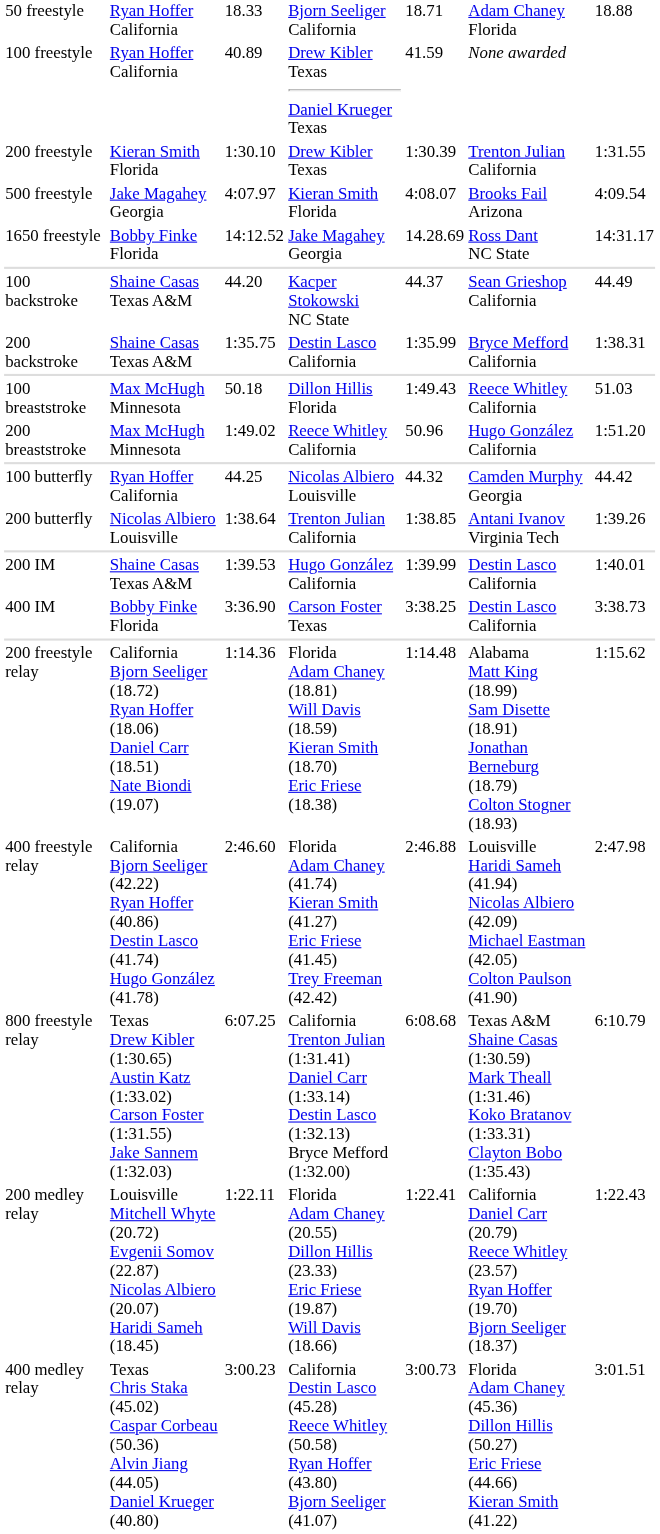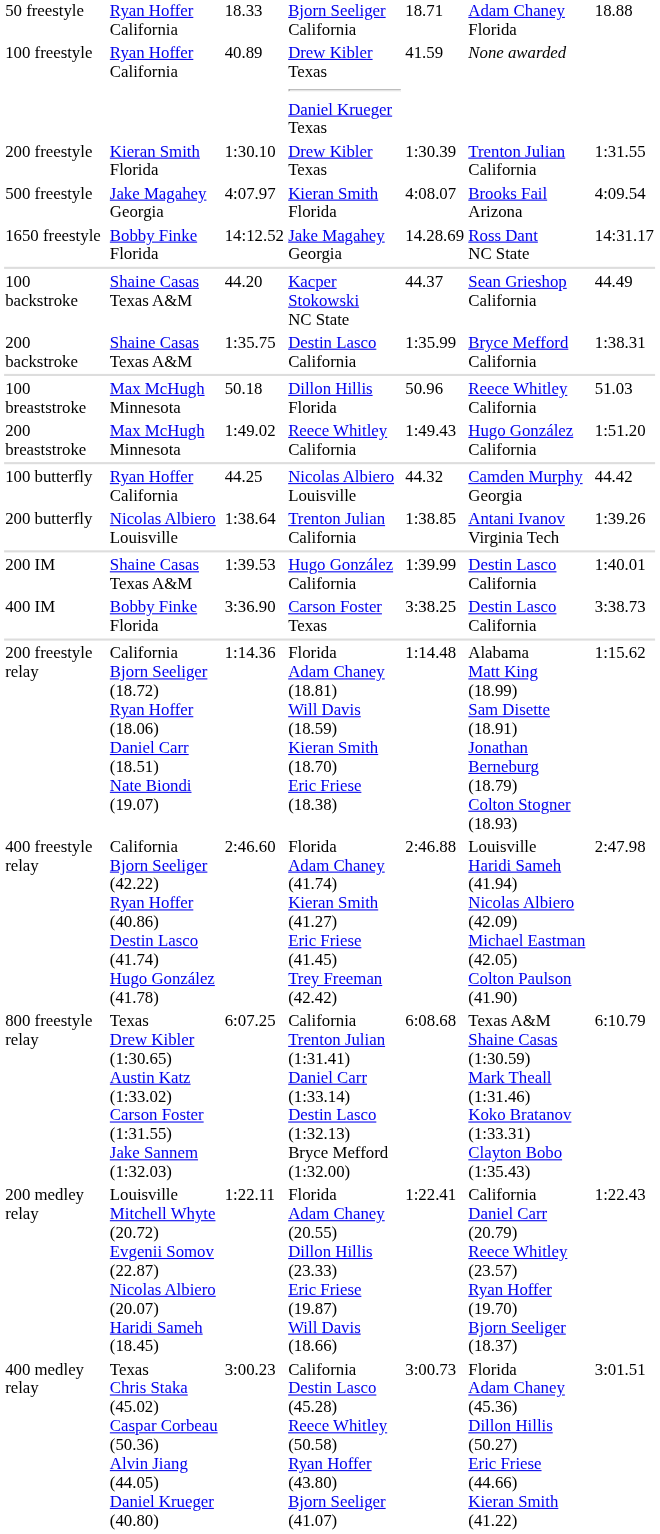(431, 388) 1:49.43 -> (424, 388) 50.96
(424, 430) 50.96 -> (431, 430) 1:49.43
